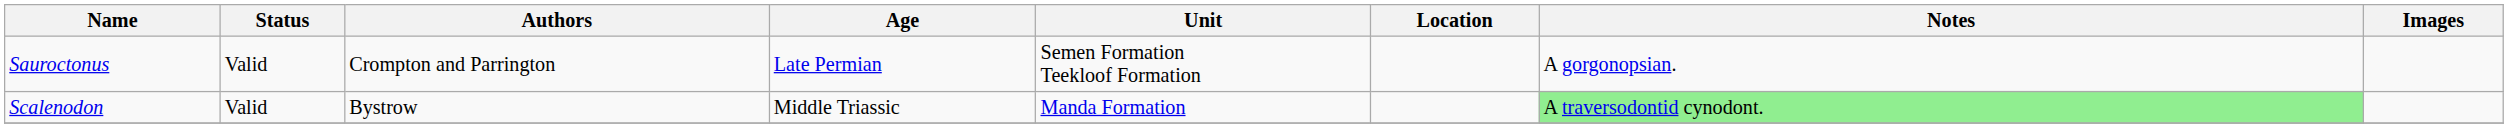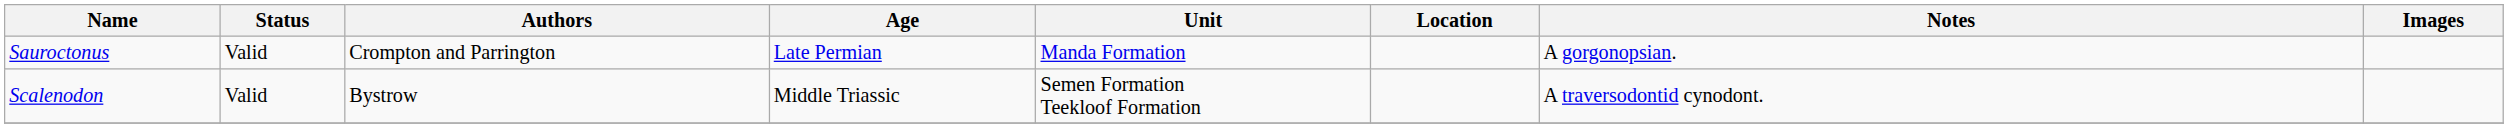(1121, 63) Semen Formation Teekloof Formation -> (1113, 52) Manda Formation
(1113, 107) Manda Formation -> (1121, 95) Semen Formation Teekloof Formation
(1654, 107) lightgreen background -> (1654, 95) no background
